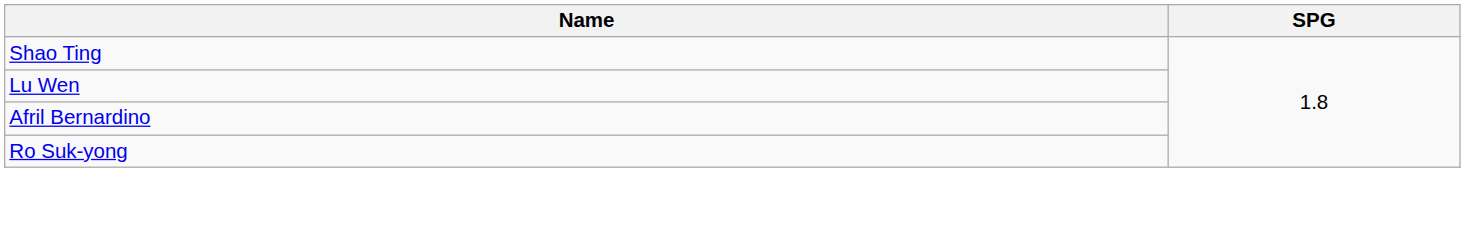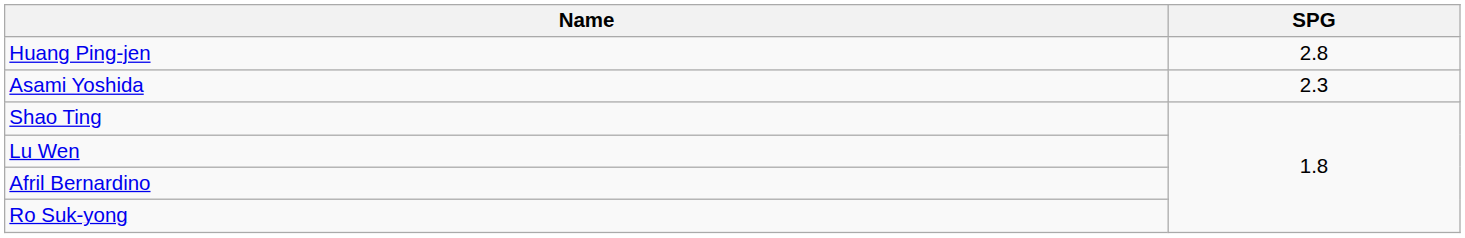+ row: (80, 53)
+ row: (77, 85)
